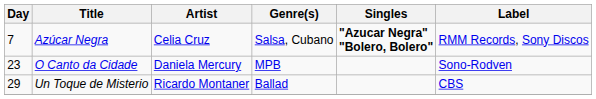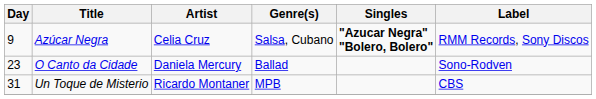(10, 39) 7 -> (10, 39) 9
(268, 65) MPB -> (271, 65) Ballad
(14, 84) 29 -> (14, 84) 31
(271, 84) Ballad -> (268, 84) MPB
